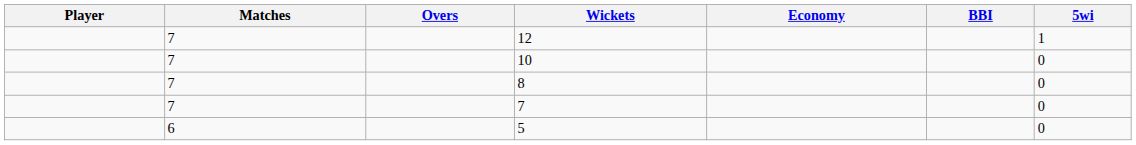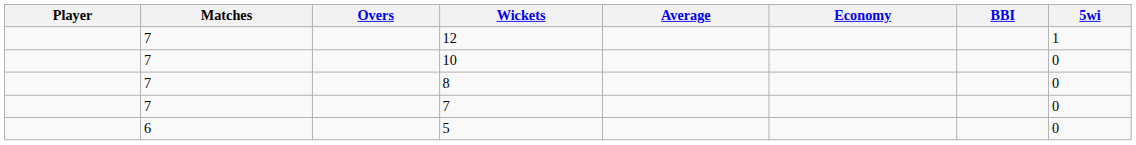+ column: (686, 15)
